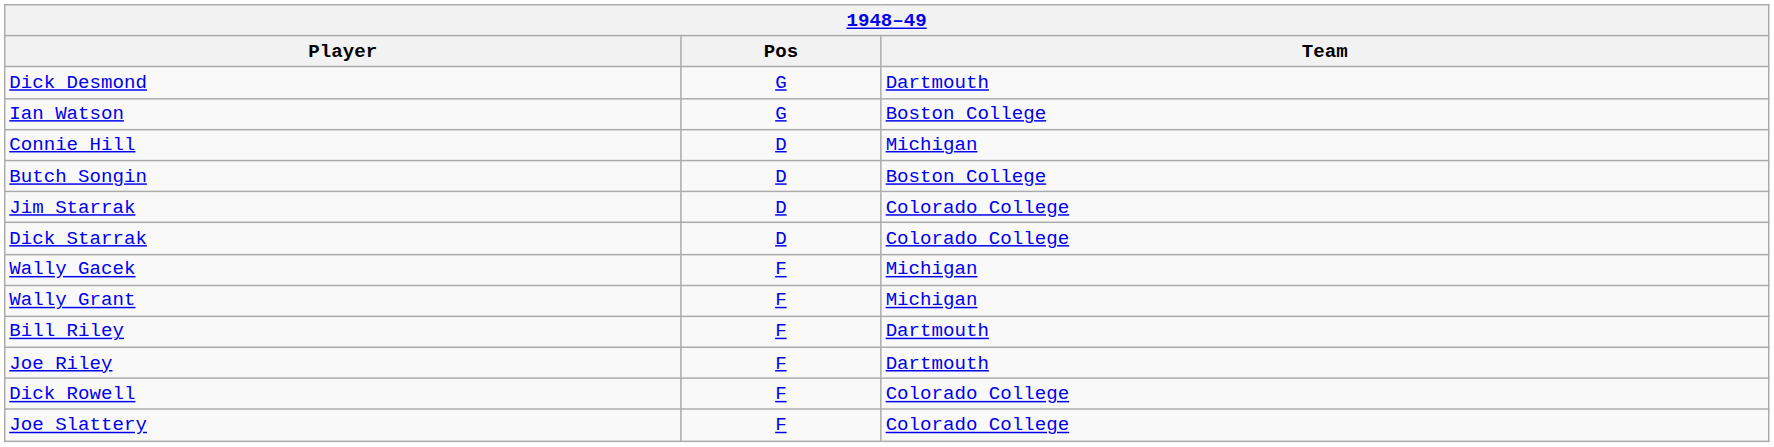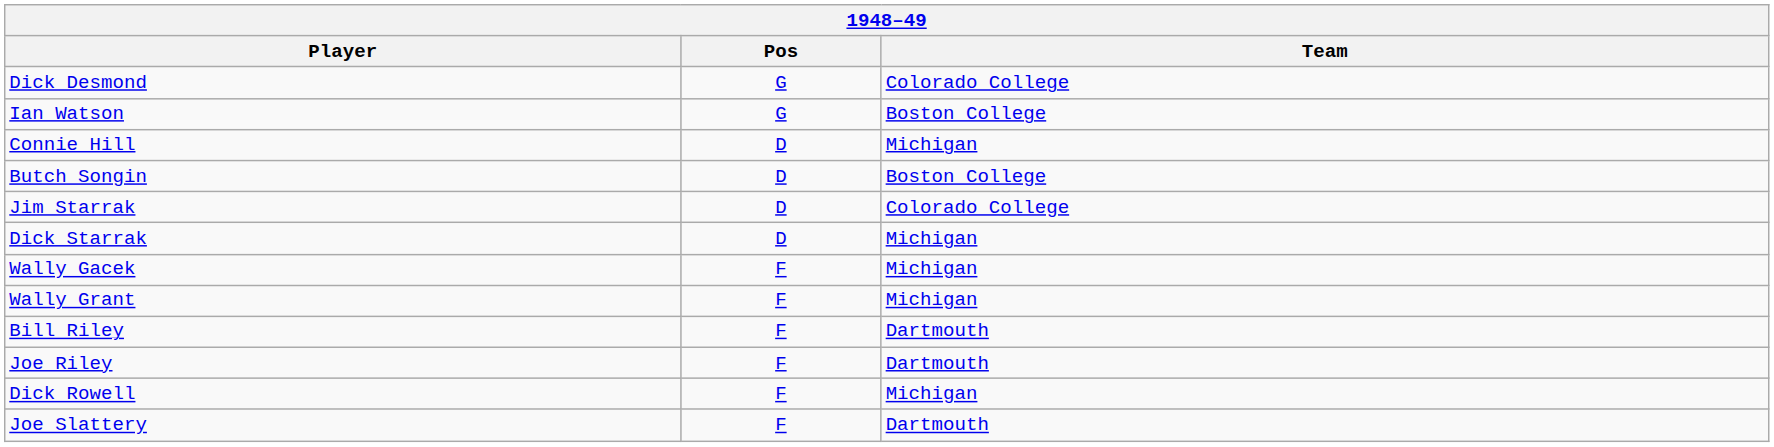(937, 83) Dartmouth -> (977, 83) Colorado College
(977, 238) Colorado College -> (932, 238) Michigan
(977, 394) Colorado College -> (932, 394) Michigan
(977, 425) Colorado College -> (937, 425) Dartmouth
